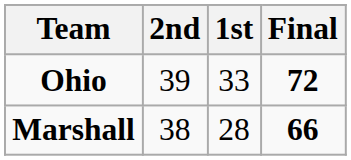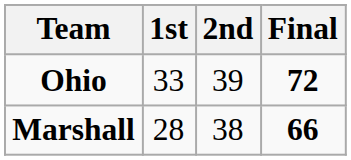columns swapped: (234, 29) <-> (175, 29)
